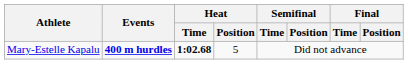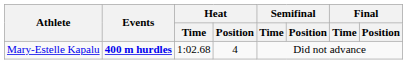(194, 50) bold -> (194, 50) normal
(236, 50) 5 -> (235, 50) 4
